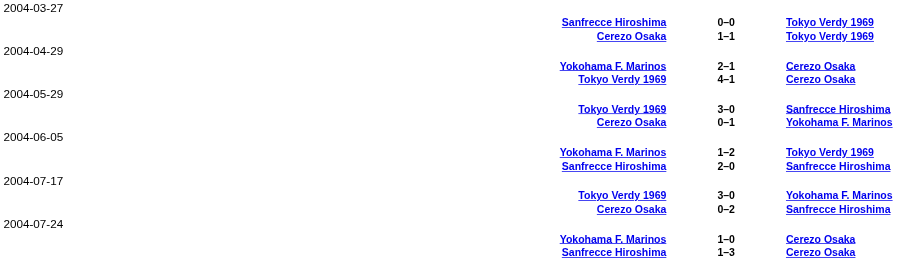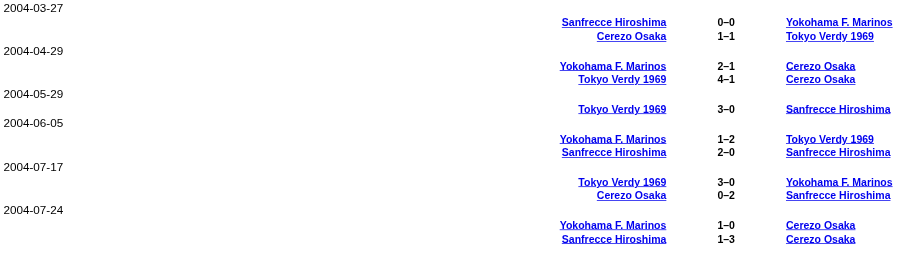(830, 23) Tokyo Verdy 1969 -> (839, 23) Yokohama F. Marinos
- row: (632, 123)
